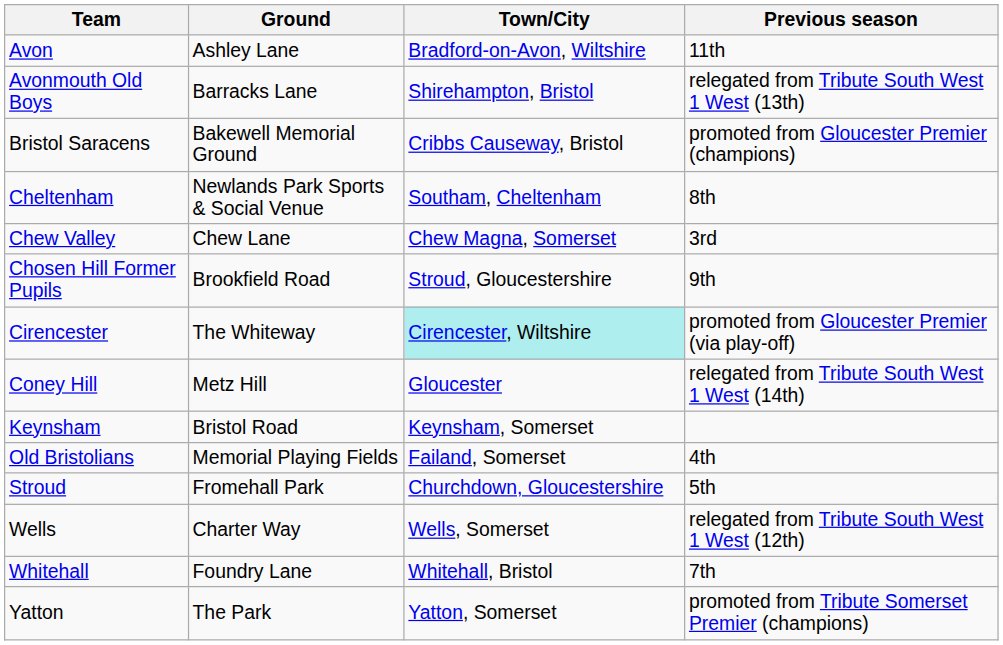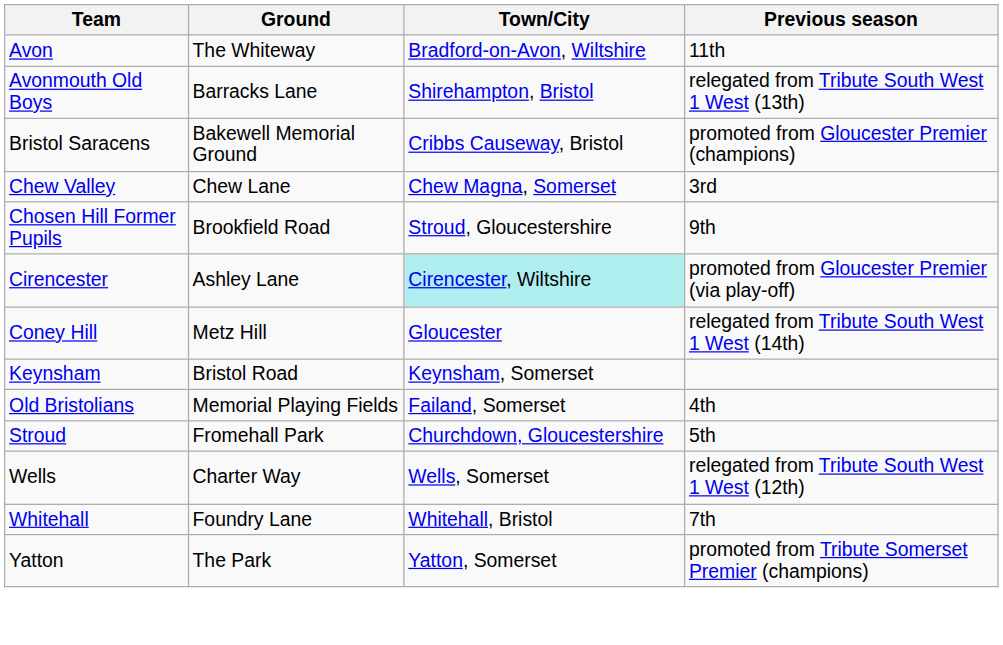(246, 50) Ashley Lane -> (254, 50) The Whiteway
- row: (61, 197)
(254, 332) The Whiteway -> (246, 280) Ashley Lane
